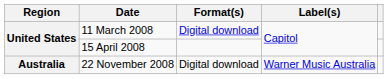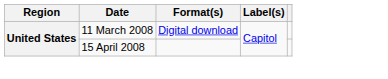- row: (128, 64)
